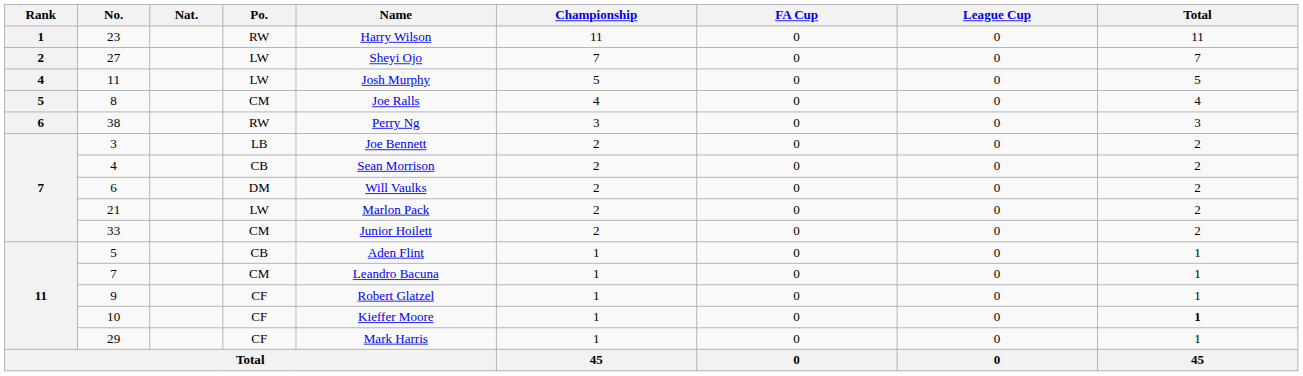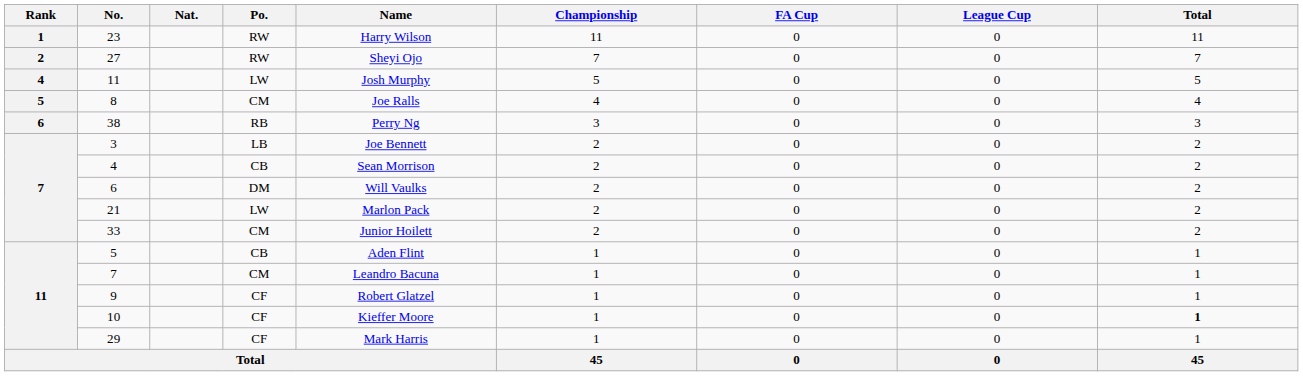(259, 58) LW -> (259, 58) RW
(259, 123) RW -> (259, 123) RB
